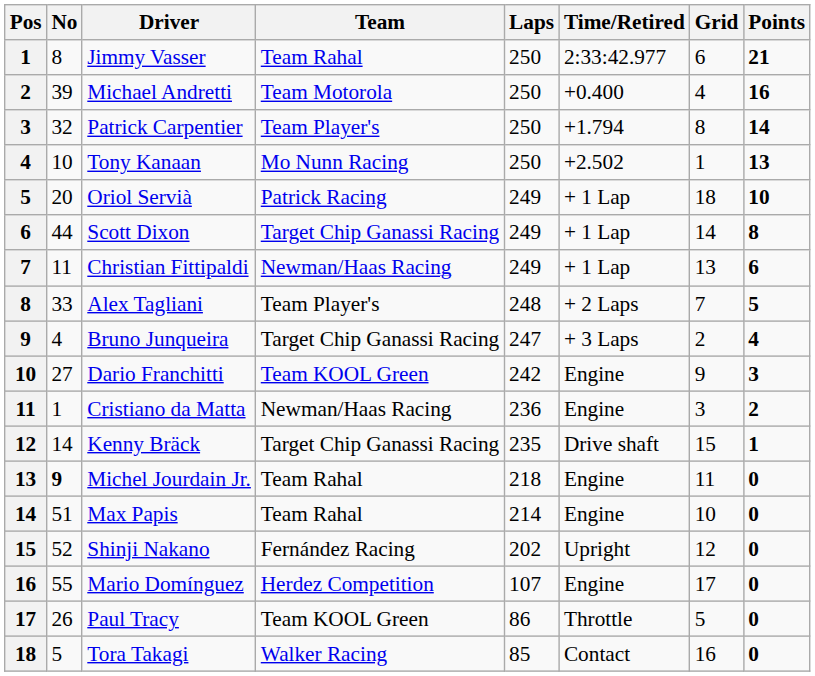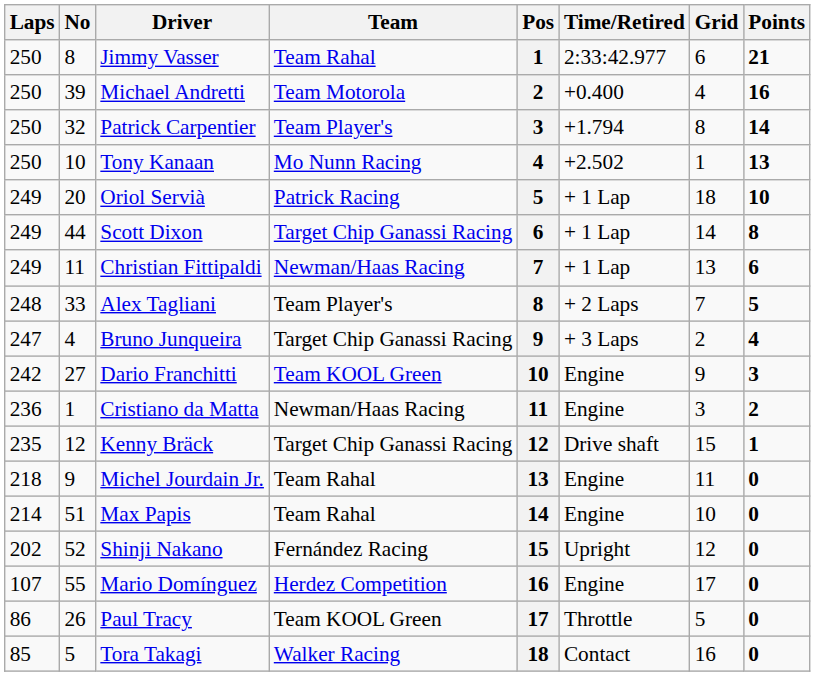columns swapped: (26, 22) <-> (532, 22)
(62, 443) 14 -> (75, 443) 12
(57, 478) bold -> (70, 478) normal
